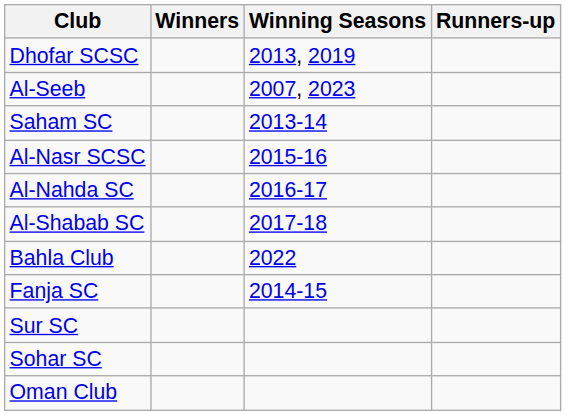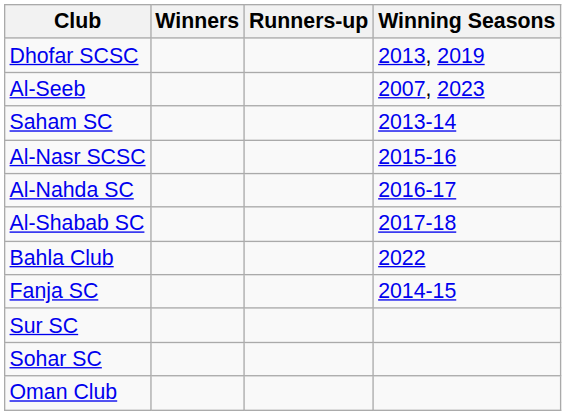columns swapped: (496, 21) <-> (338, 21)
